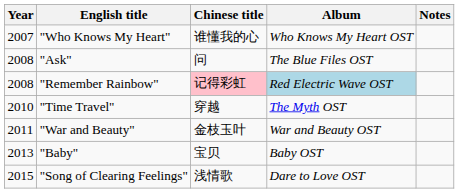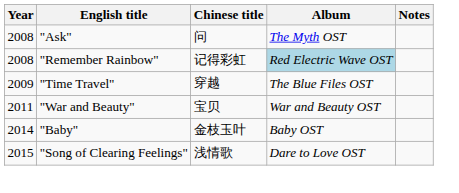- row: (105, 36)
(321, 60) The Blue Files OST -> (308, 36) The Myth OST
(220, 83) pink background -> (220, 59) no background
(21, 106) 2010 -> (21, 83) 2009
(308, 106) The Myth OST -> (321, 83) The Blue Files OST
(220, 129) 金枝玉叶 -> (207, 106) 宝贝
(21, 153) 2013 -> (21, 130) 2014
(207, 152) 宝贝 -> (220, 129) 金枝玉叶
